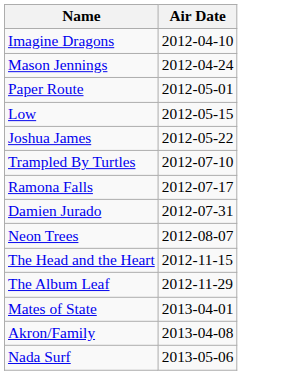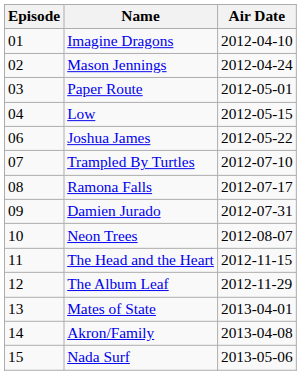+ column: (34, 16)
